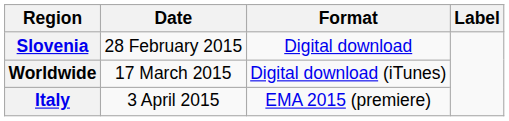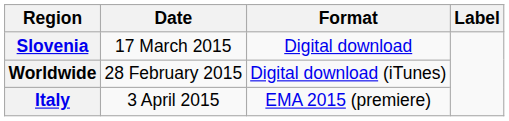(173, 45) 28 February 2015 -> (173, 45) 17 March 2015
(173, 73) 17 March 2015 -> (173, 73) 28 February 2015
